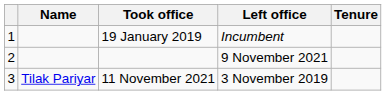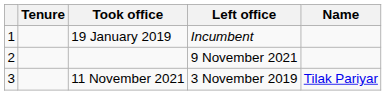columns swapped: (58, 15) <-> (356, 15)
